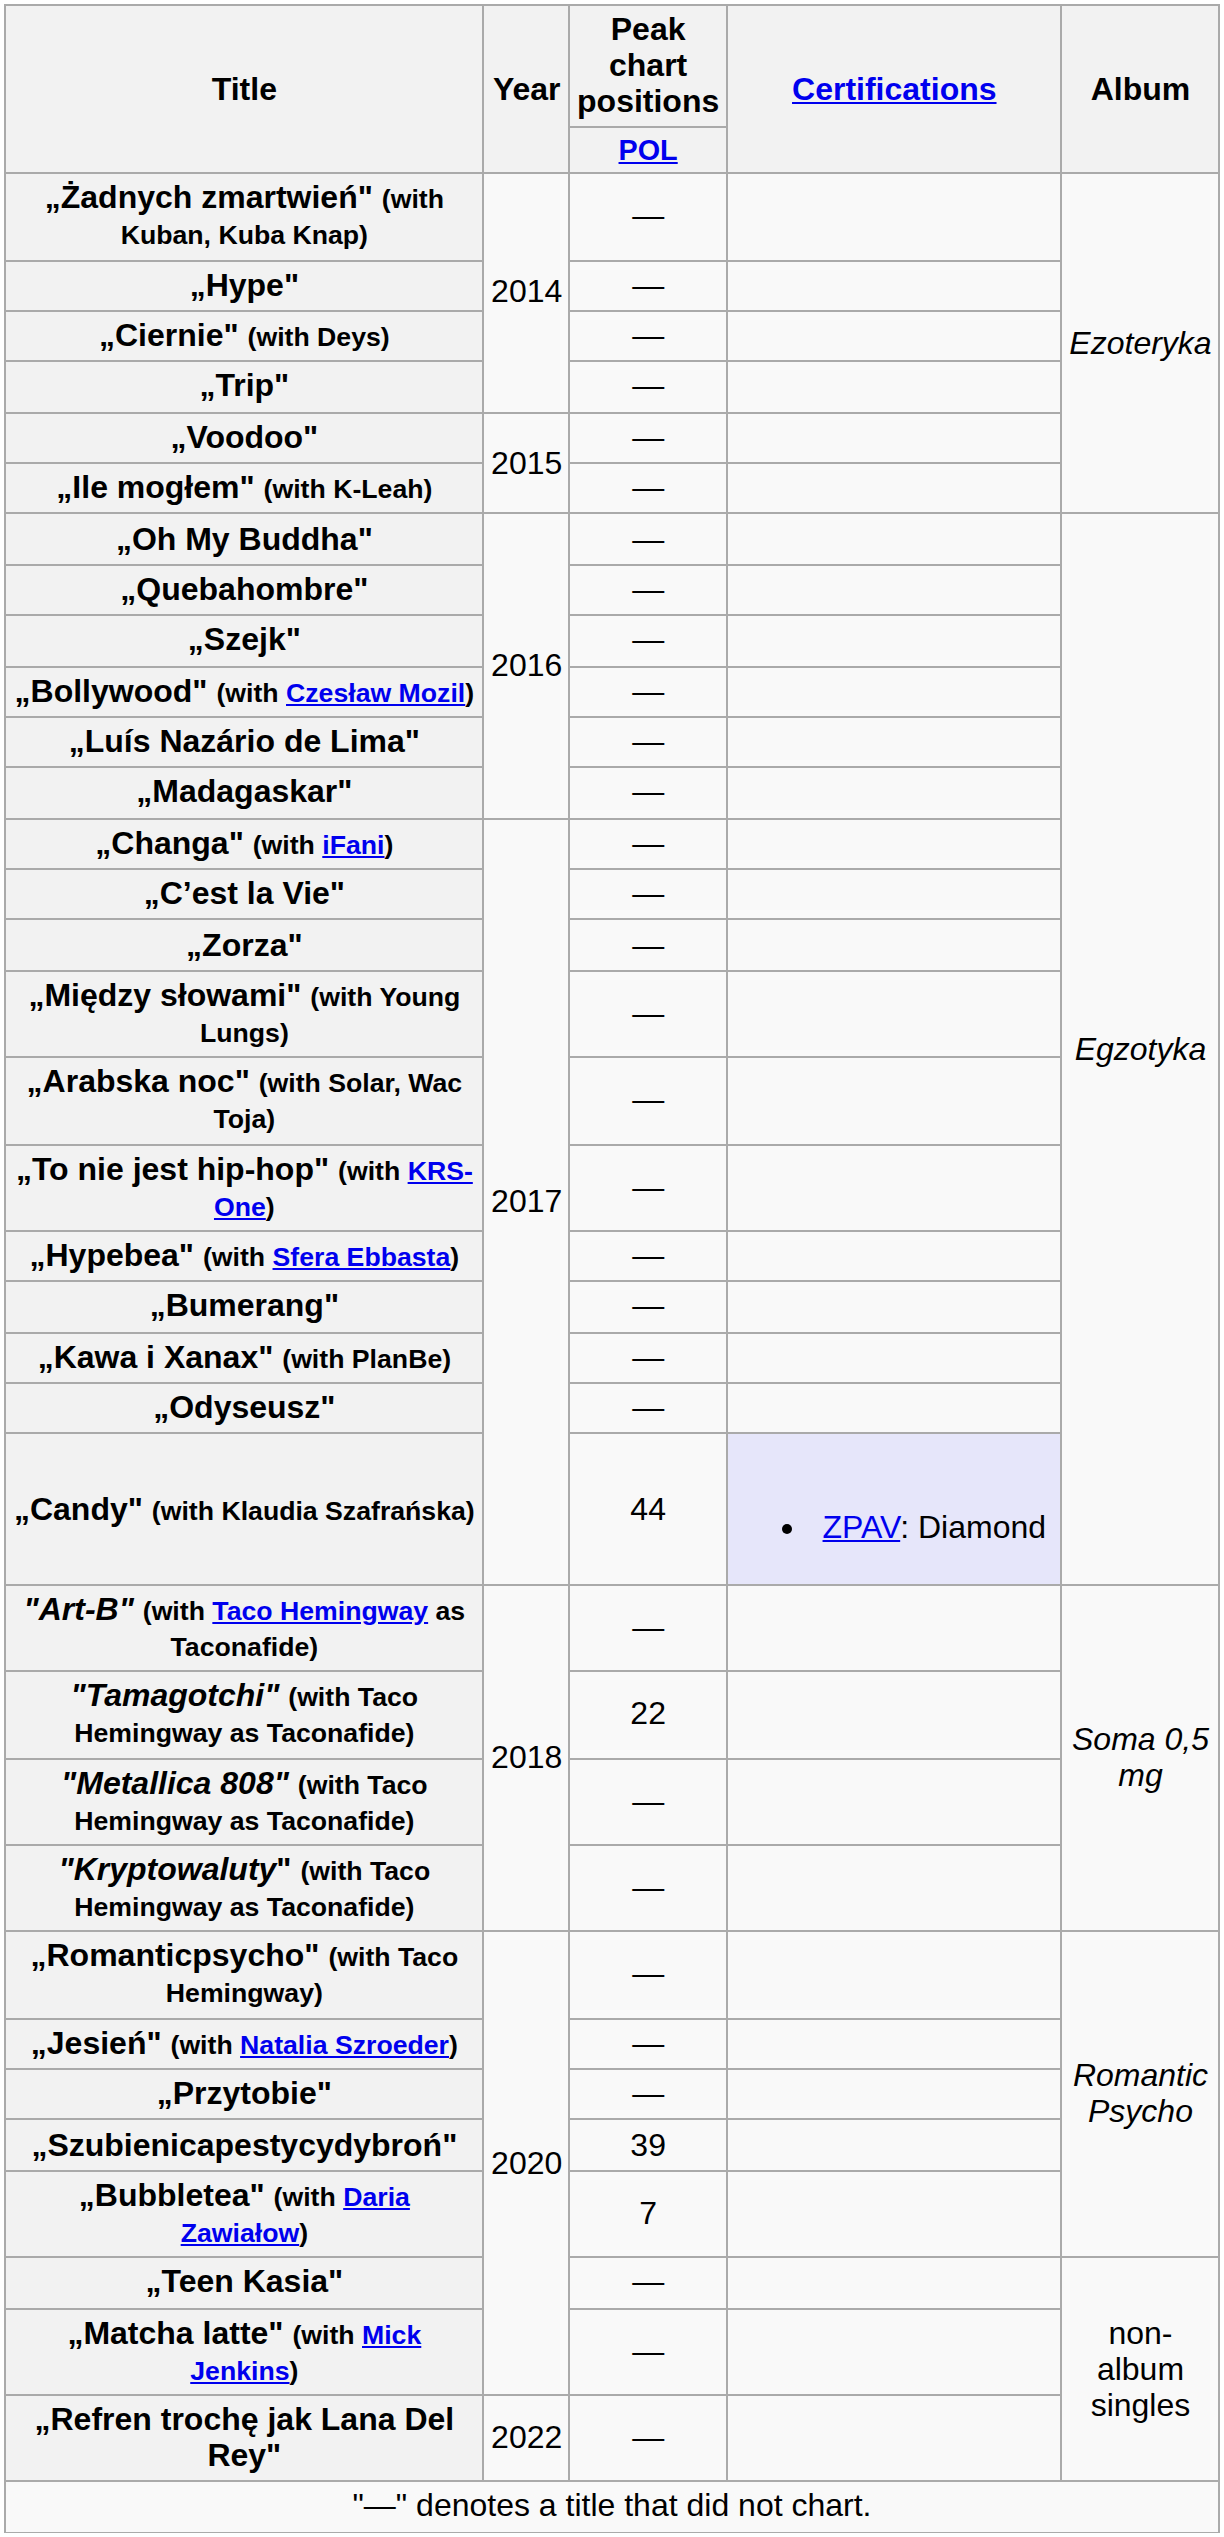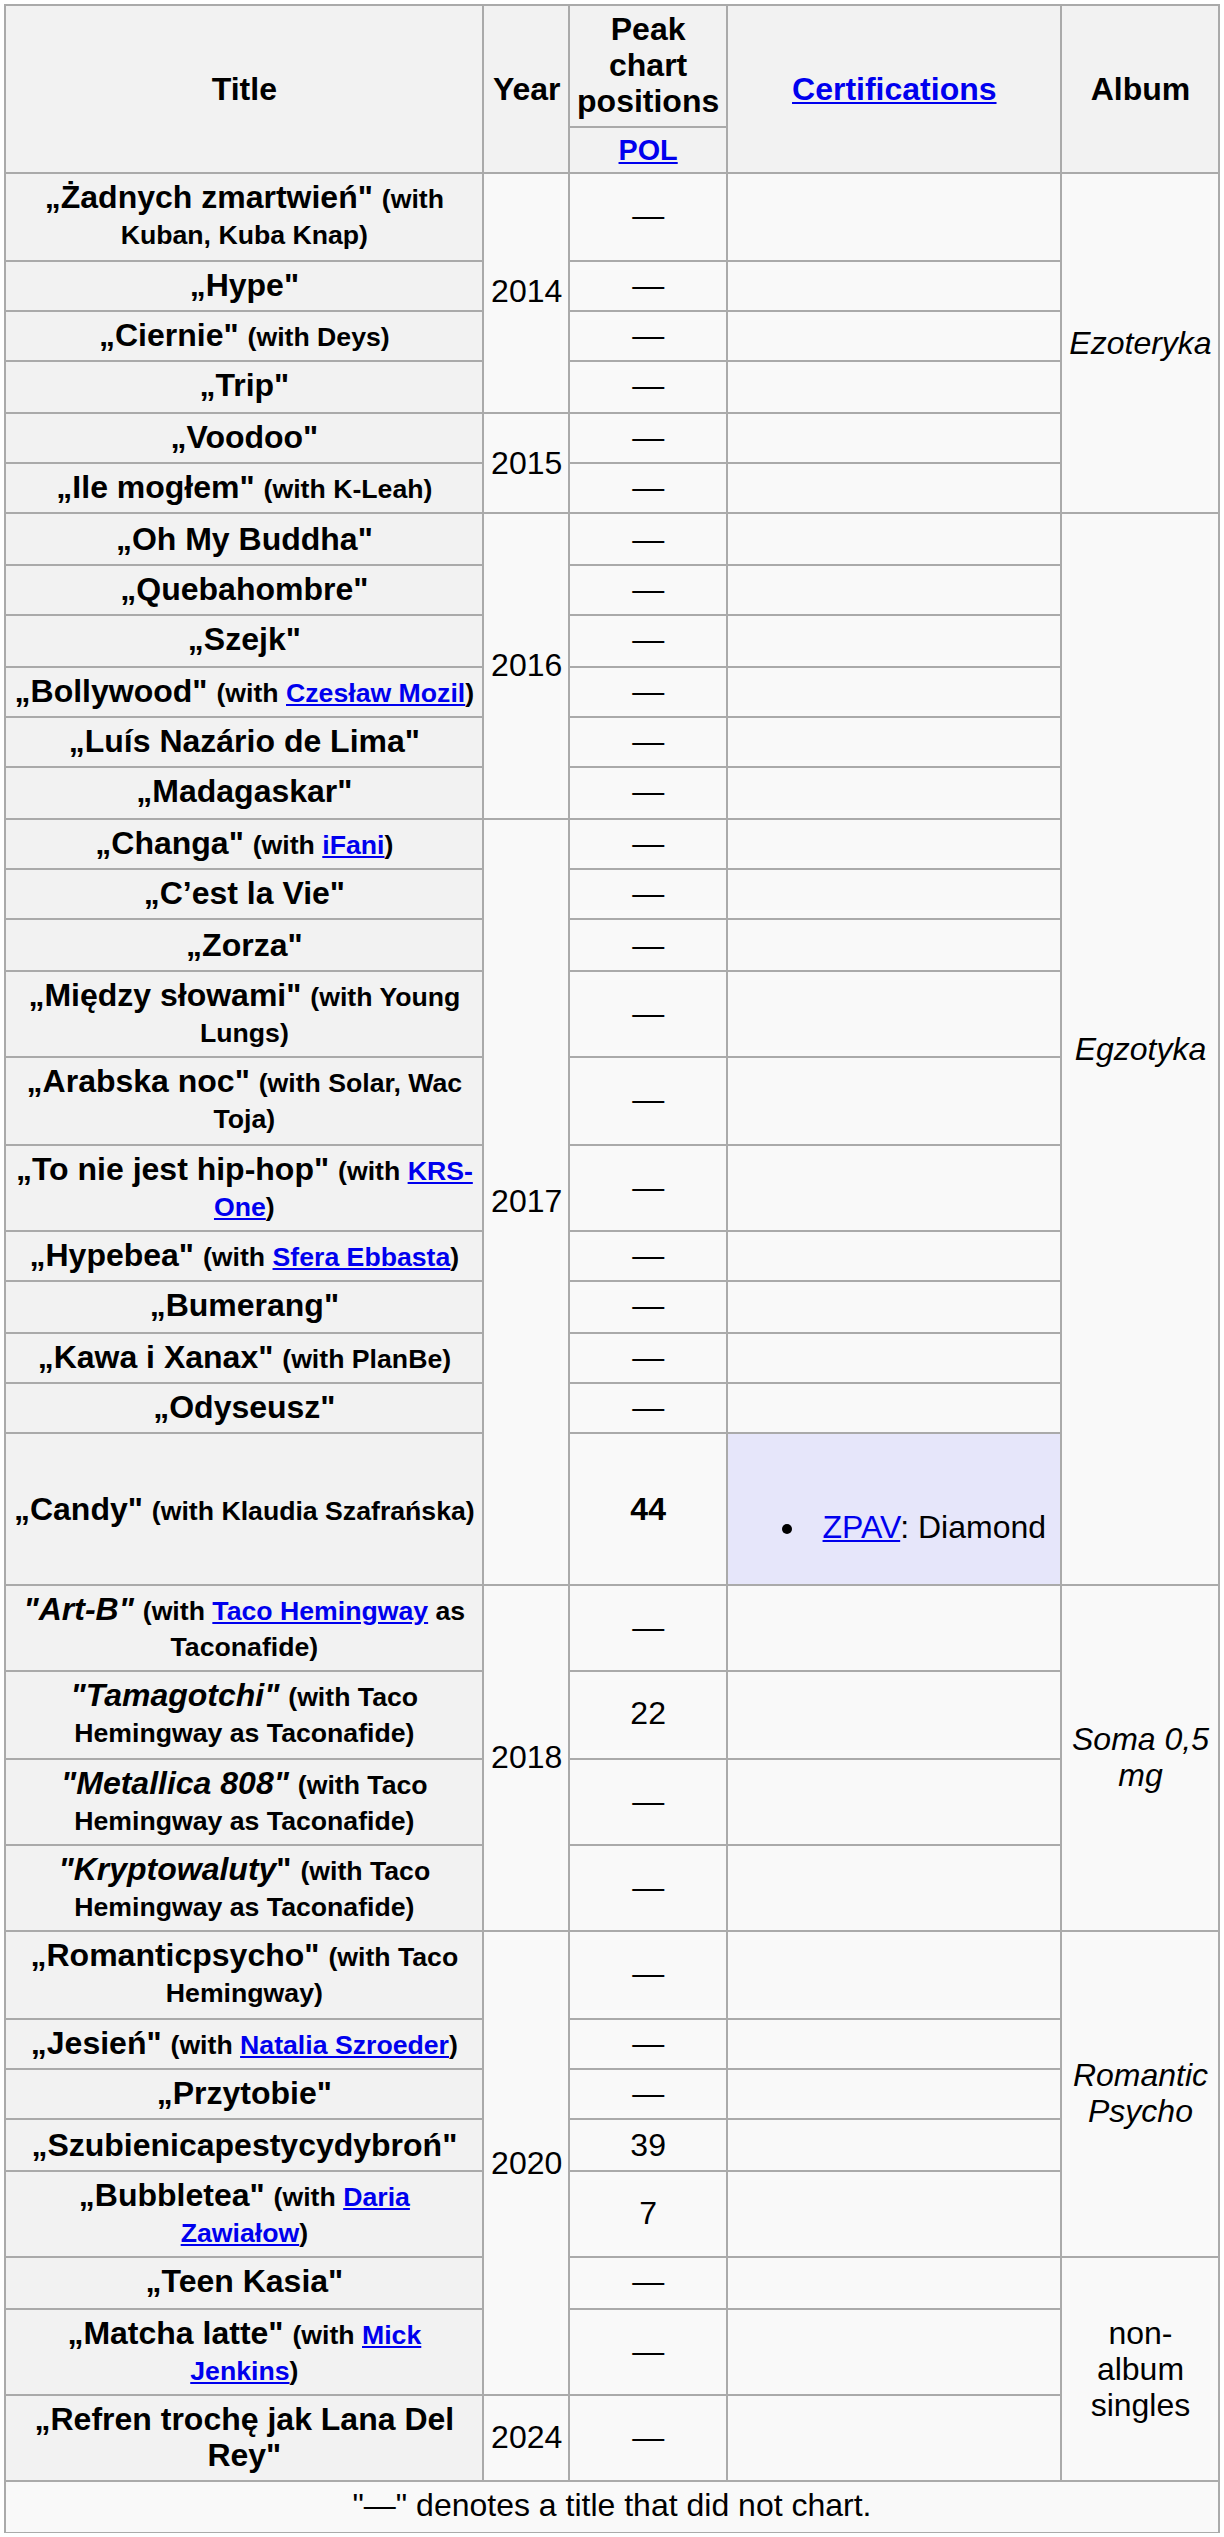(648, 1508) normal -> (648, 1508) bold
(527, 2437) 2022 -> (527, 2437) 2024
